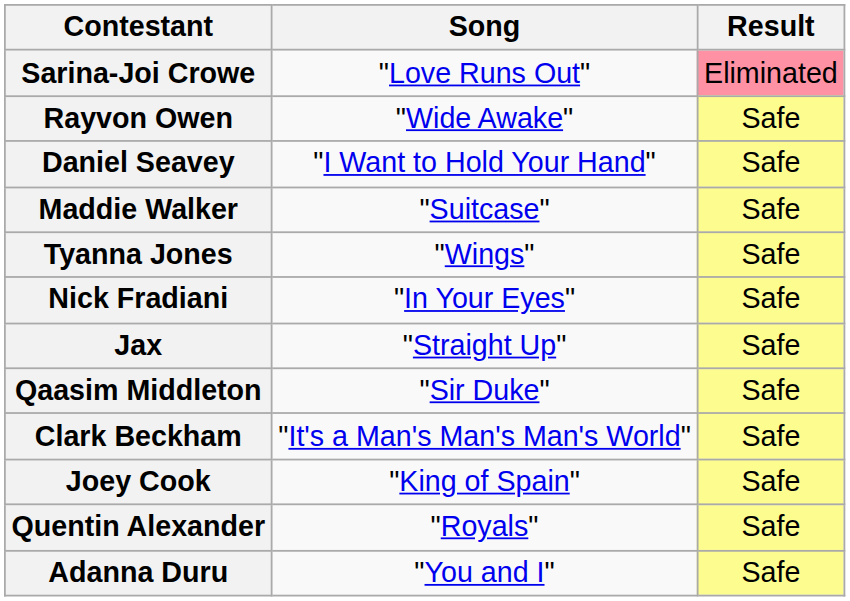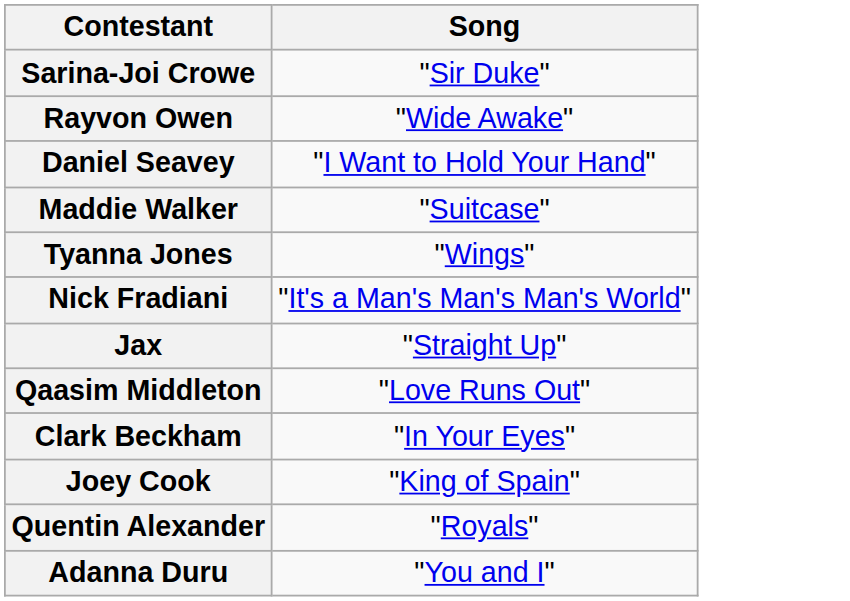- column: (771, 27)
(485, 72) "Love Runs Out" -> (485, 72) "Sir Duke"
(485, 299) "In Your Eyes" -> (485, 299) "It's a Man's Man's Man's World"
(485, 390) "Sir Duke" -> (485, 390) "Love Runs Out"
(485, 436) "It's a Man's Man's Man's World" -> (485, 436) "In Your Eyes"
